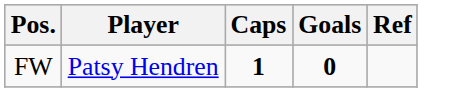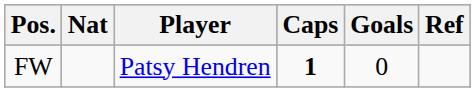+ column: (88, 24)
(330, 65) bold -> (382, 65) normal
